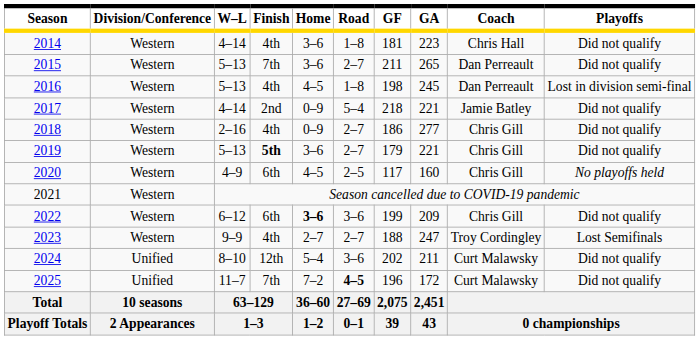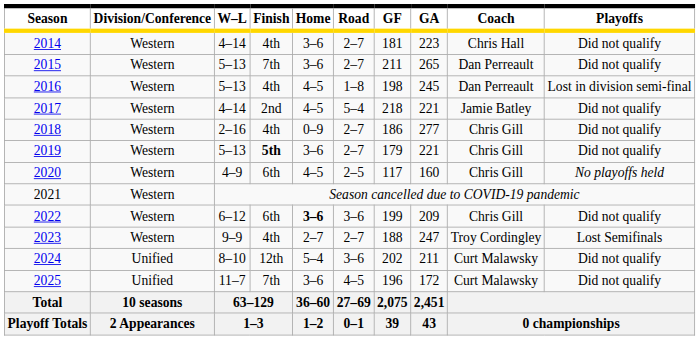(354, 43) 1–8 -> (354, 43) 2–7
(313, 108) 0–9 -> (313, 108) 4–5
(313, 280) 7–2 -> (313, 280) 3–6
(354, 280) bold -> (354, 280) normal
